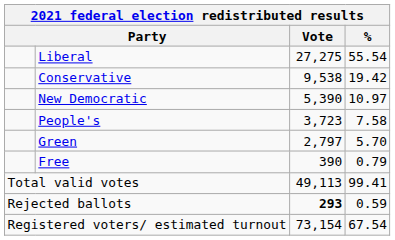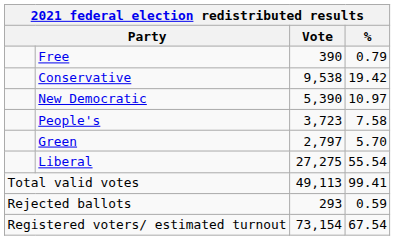rows swapped: (65, 57) <-> (54, 162)
(331, 204) bold -> (331, 204) normal
